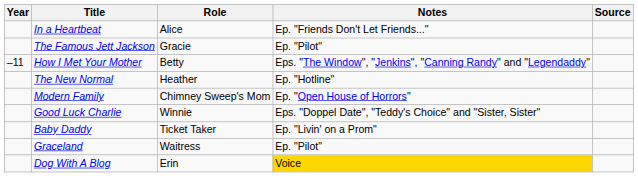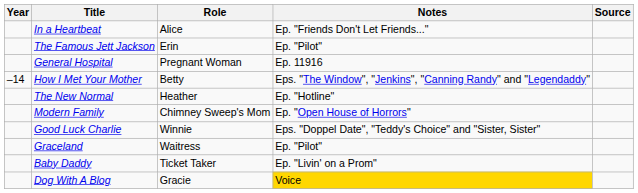(175, 46) Gracie -> (169, 46) Erin
+ row: (73, 63)
(15, 63) –11 -> (16, 79) –14
rows swapped: (58, 146) <-> (63, 130)
(169, 163) Erin -> (175, 180) Gracie
